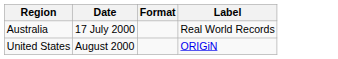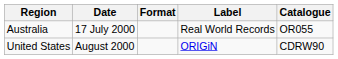+ column: (305, 12)
